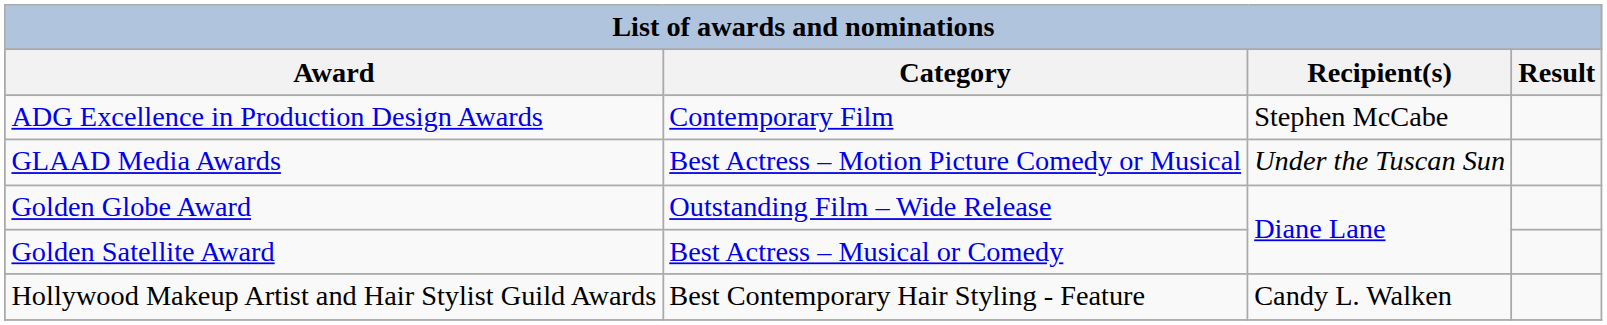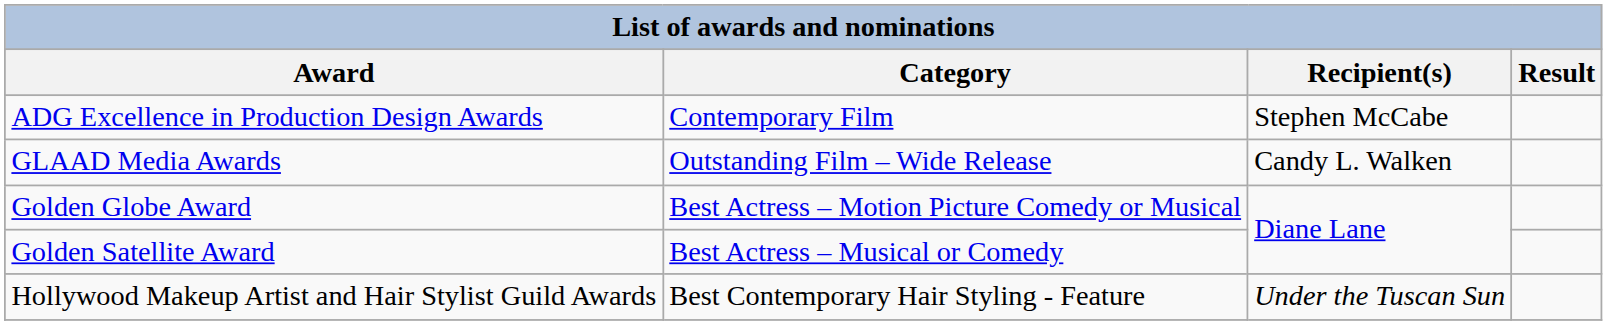(955, 161) Best Actress – Motion Picture Comedy or Musical -> (860, 161) Outstanding Film – Wide Release
(1380, 161) Under the Tuscan Sun -> (1353, 161) Candy L. Walken
(860, 206) Outstanding Film – Wide Release -> (955, 206) Best Actress – Motion Picture Comedy or Musical
(1353, 296) Candy L. Walken -> (1380, 296) Under the Tuscan Sun
